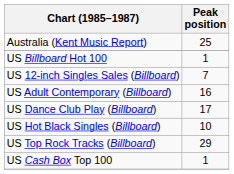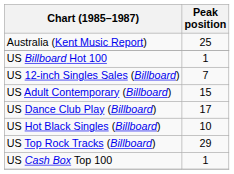(205, 93) 16 -> (205, 93) 15
